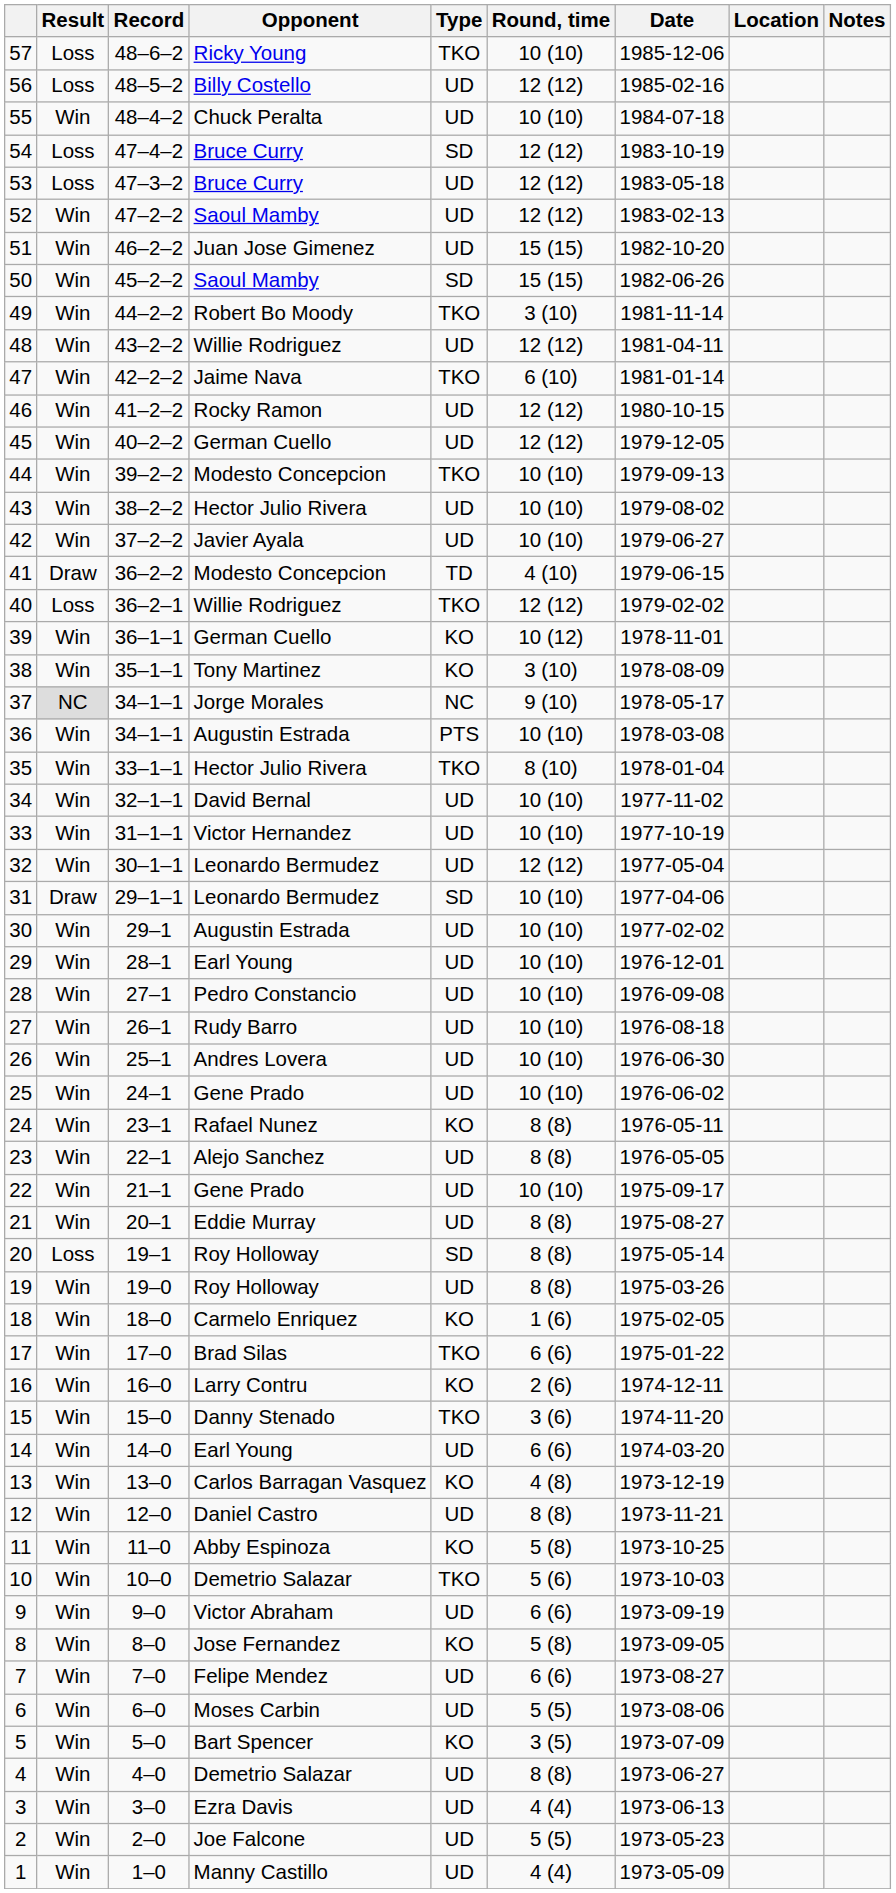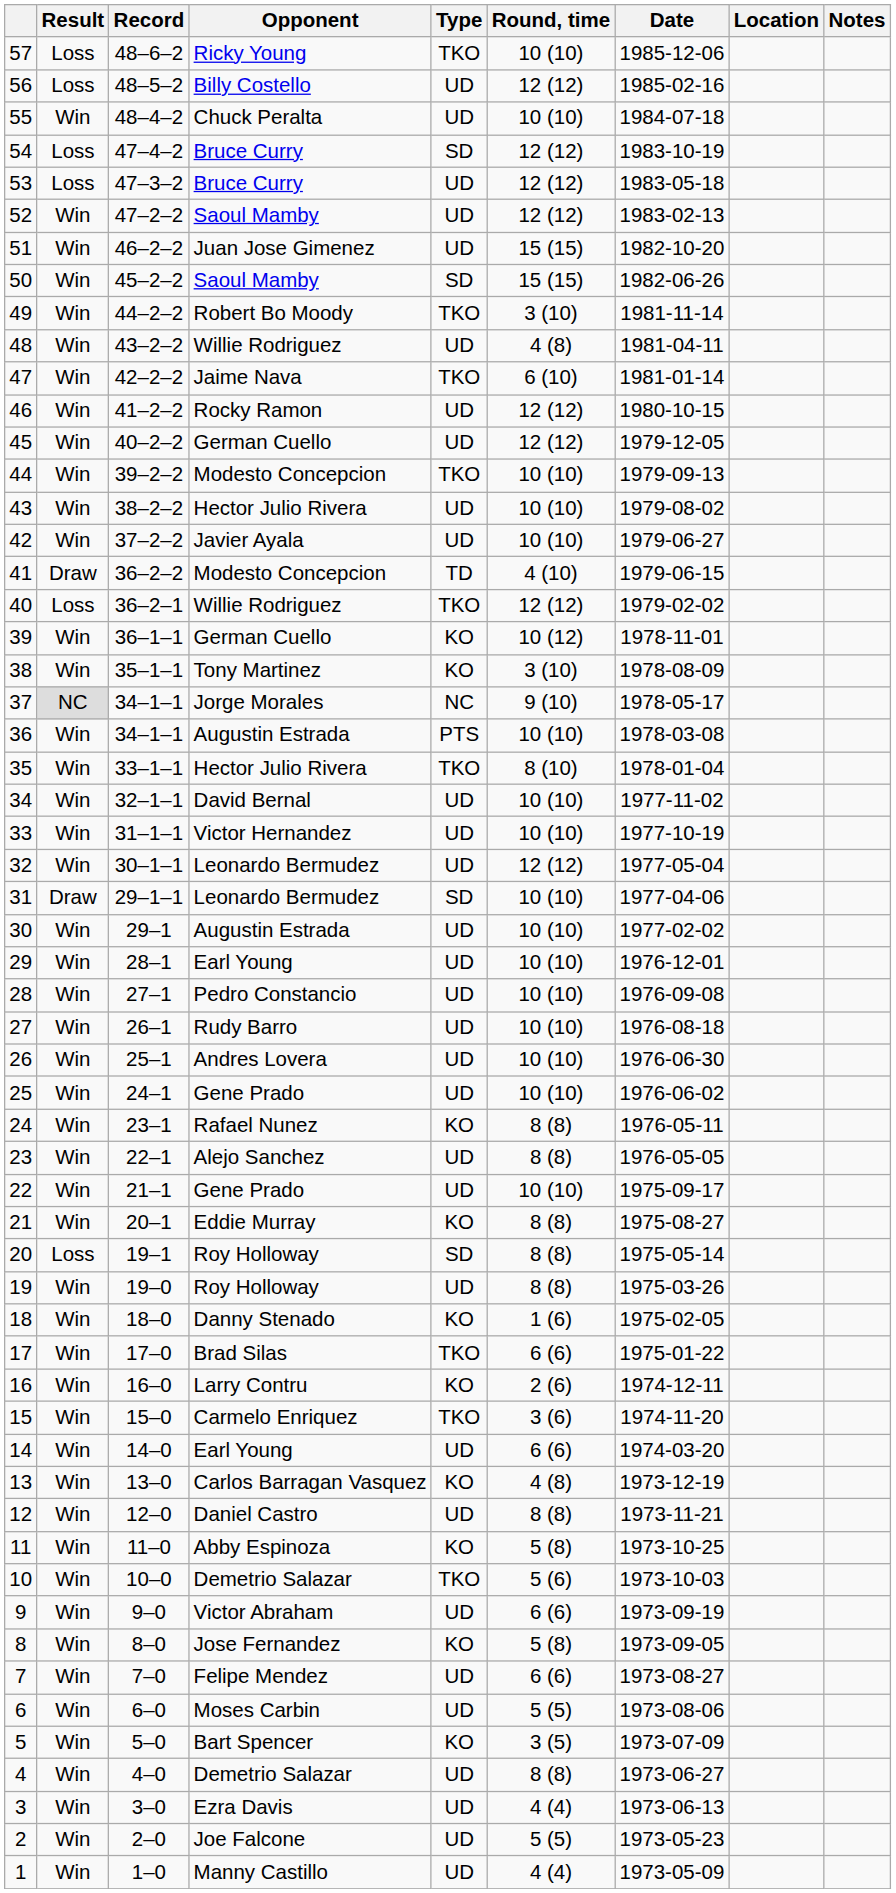(551, 345) 12 (12) -> (551, 345) 4 (8)
(459, 1222) UD -> (459, 1222) KO
(276, 1319) Carmelo Enriquez -> (264, 1319) Danny Stenado
(264, 1417) Danny Stenado -> (276, 1417) Carmelo Enriquez
